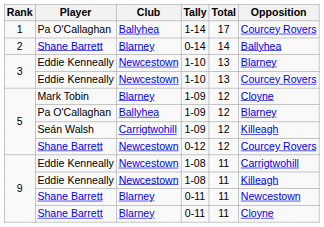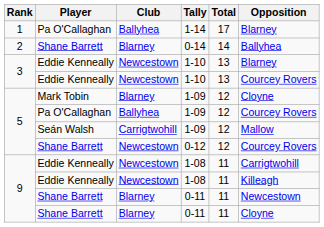(279, 29) Courcey Rovers -> (259, 29) Blarney
(259, 113) Blarney -> (279, 113) Courcey Rovers
(260, 130) Killeagh -> (257, 130) Mallow
